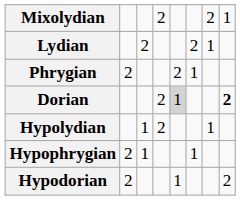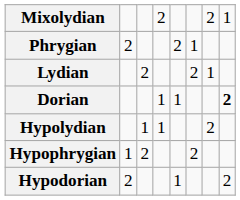rows swapped: (63, 45) <-> (63, 72)
(161, 99) 2 -> (161, 99) 1
(178, 99) lightgrey background -> (178, 99) no background
(161, 126) 2 -> (161, 126) 1
(211, 126) 1 -> (211, 126) 2
(128, 153) 2 -> (128, 153) 1
(145, 153) 1 -> (145, 153) 2
(194, 153) 1 -> (194, 153) 2
